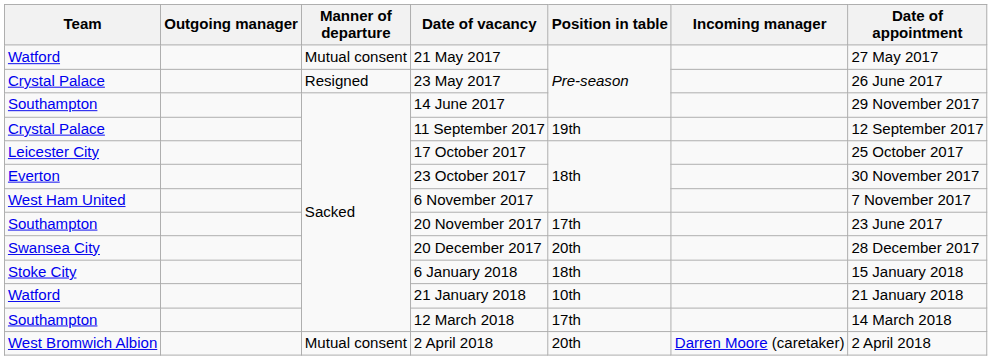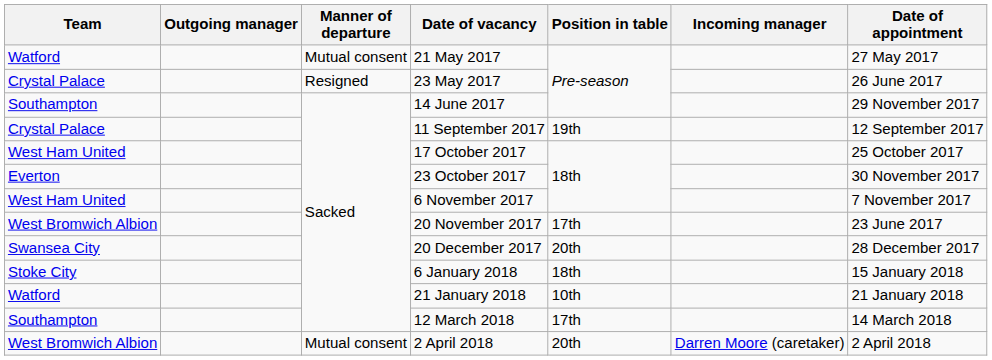(53, 152) Leicester City -> (67, 152) West Ham United
(53, 224) Southampton -> (83, 224) West Bromwich Albion
